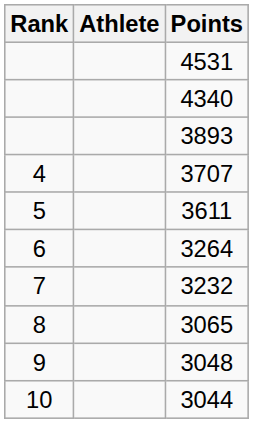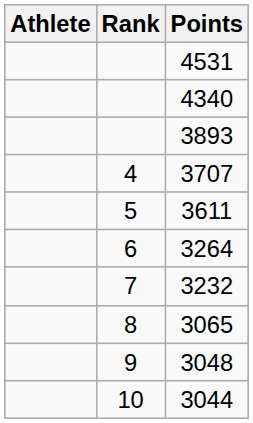columns swapped: (39, 24) <-> (119, 24)
